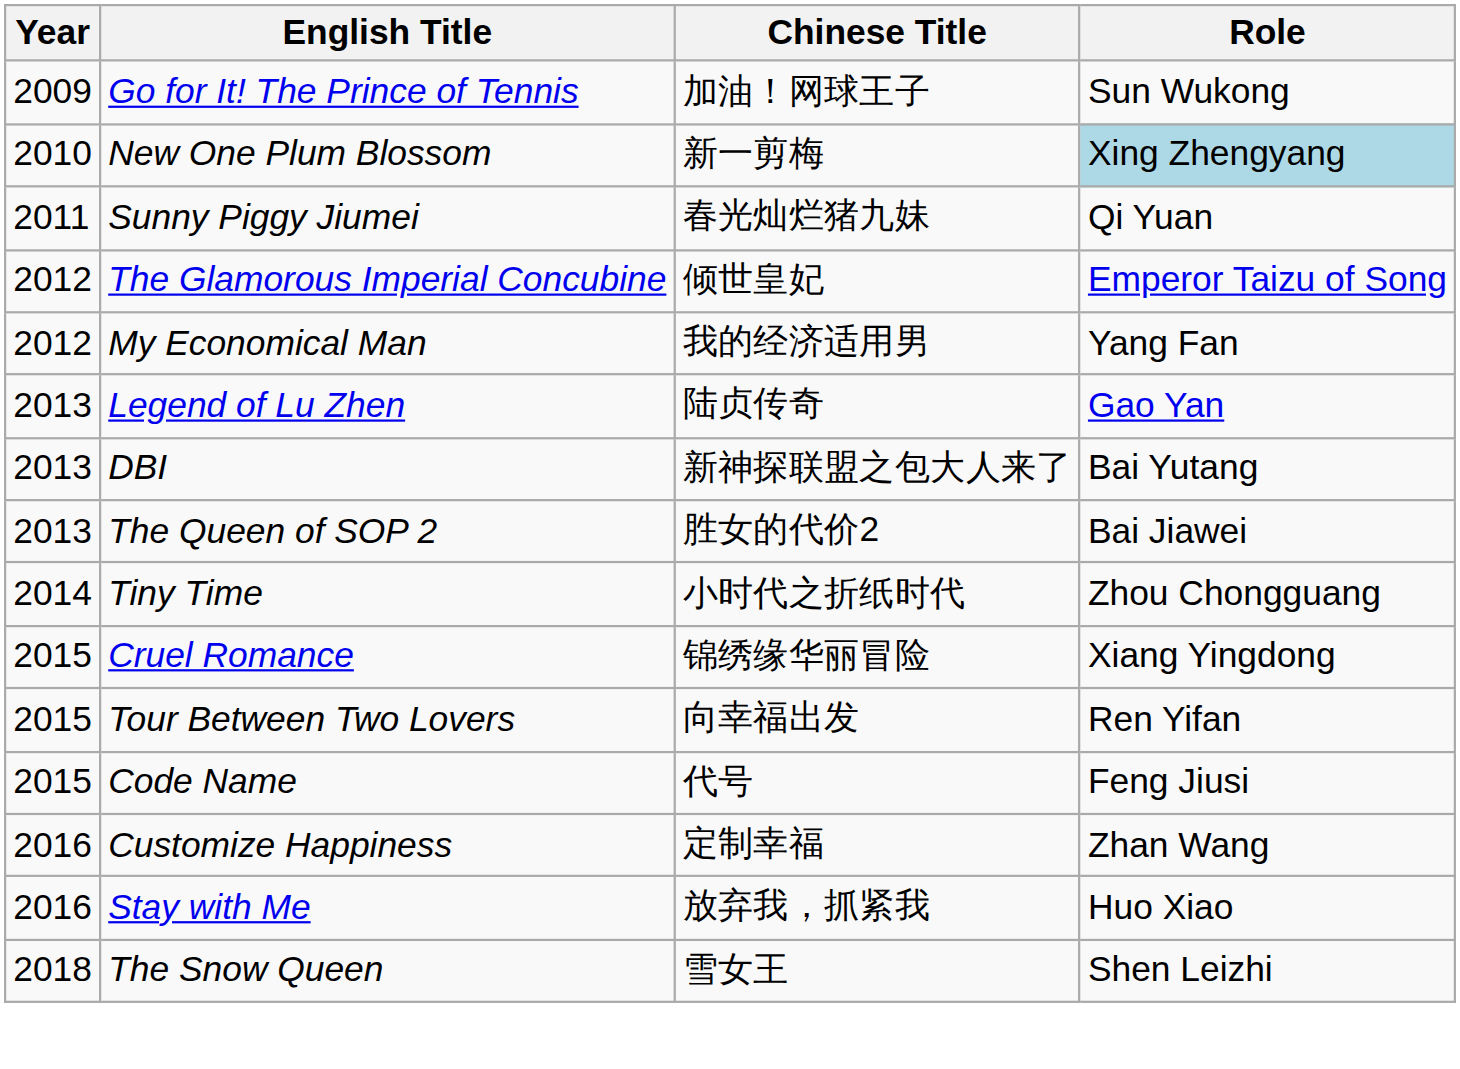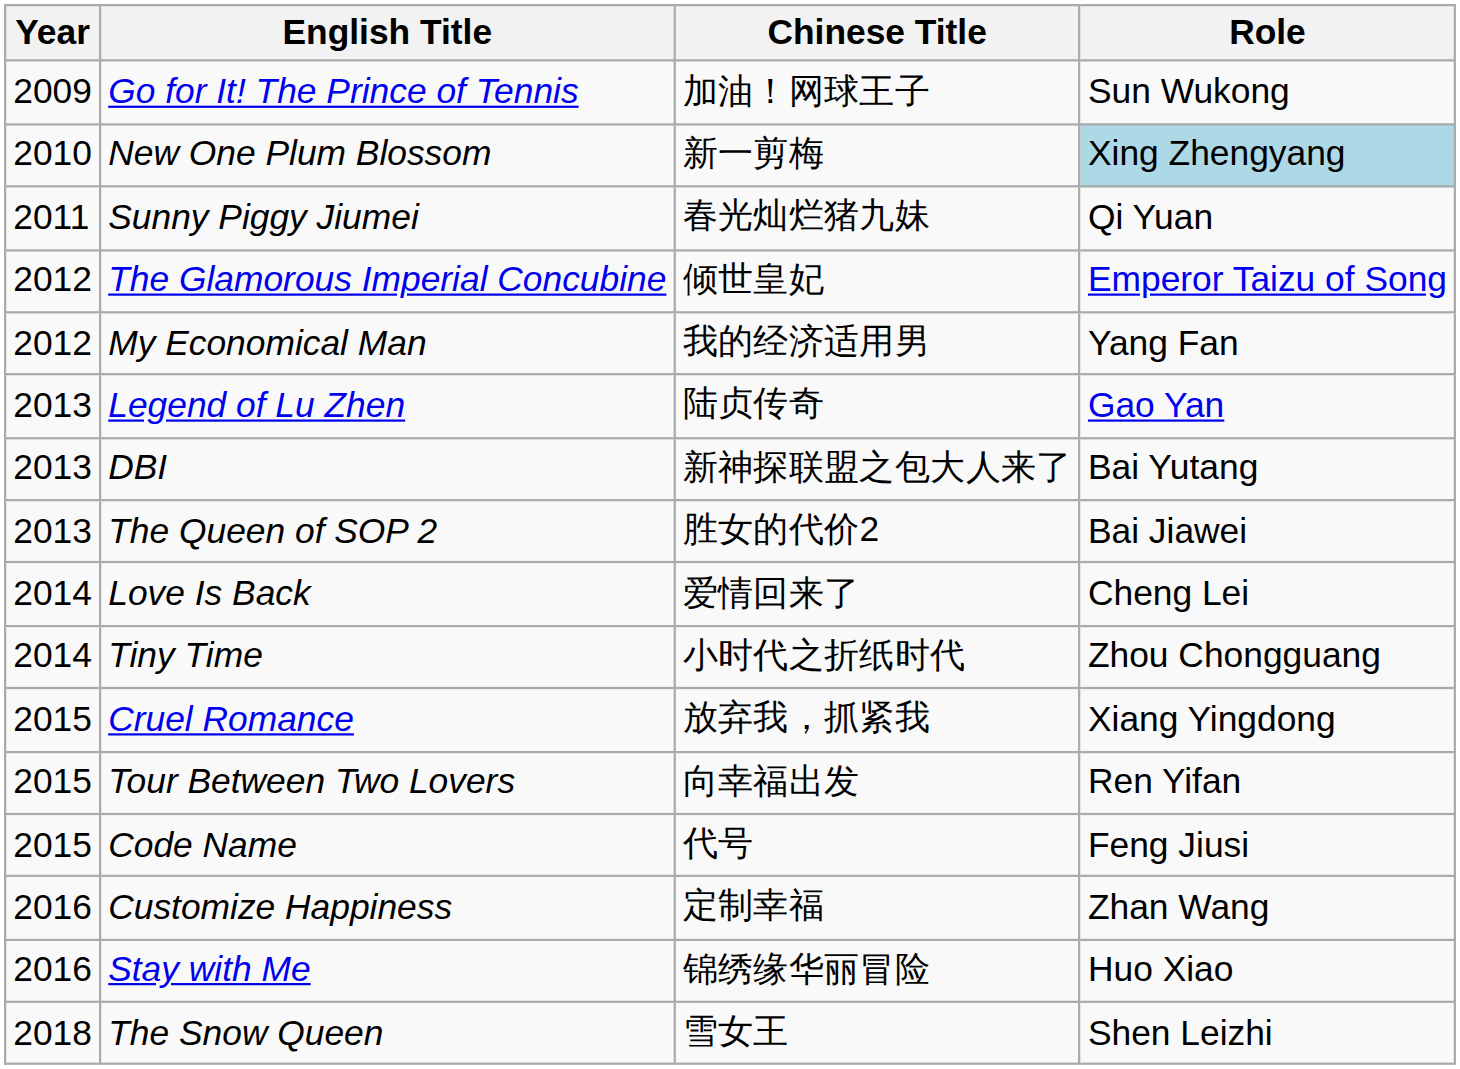+ row: (209, 593)
(806, 655) 锦绣缘华丽冒险 -> (806, 717) 放弃我，抓紧我
(806, 906) 放弃我，抓紧我 -> (806, 968) 锦绣缘华丽冒险
